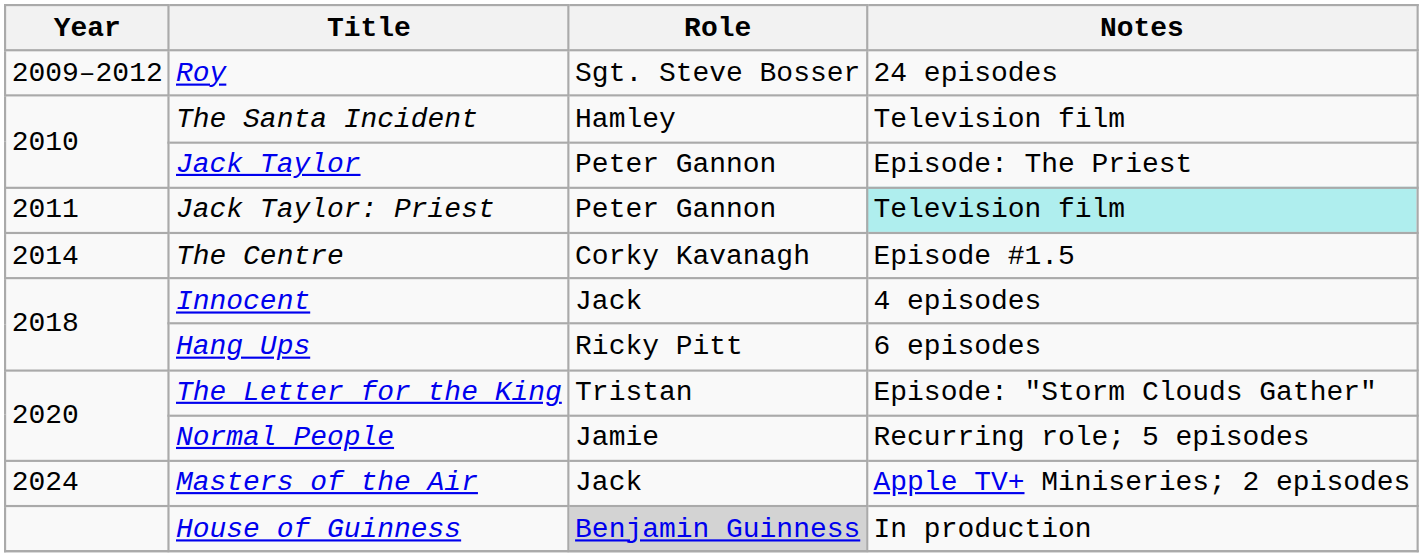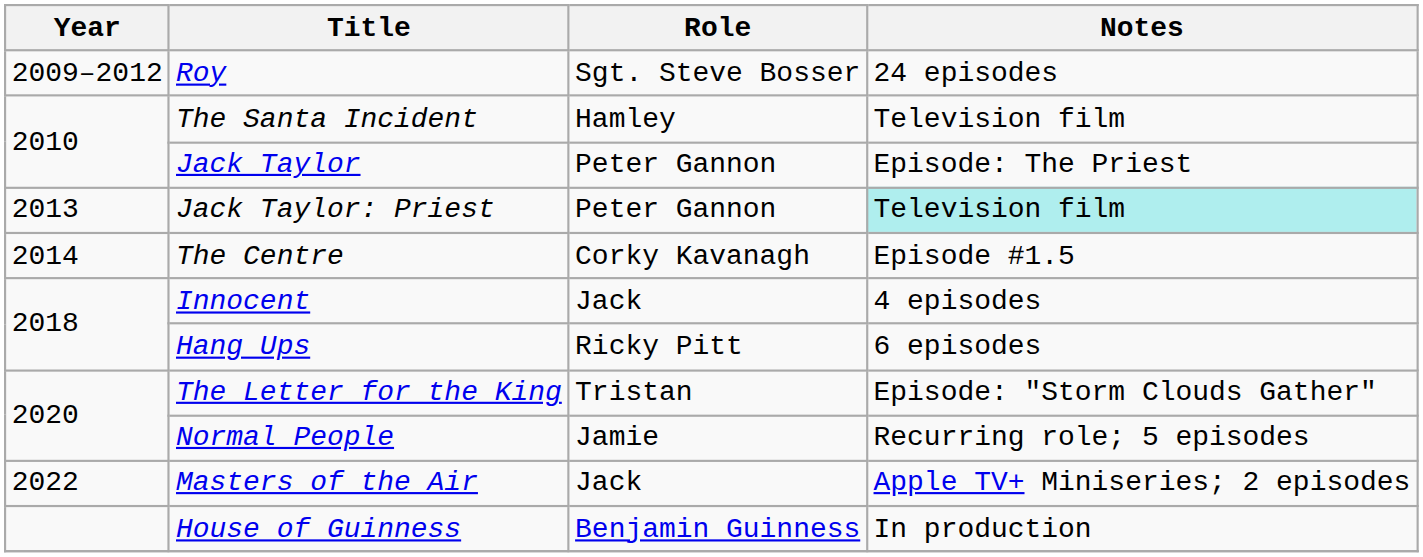(45, 210) 2011 -> (45, 210) 2013
(45, 483) 2024 -> (45, 483) 2022
(718, 529) lightgrey background -> (718, 529) no background
